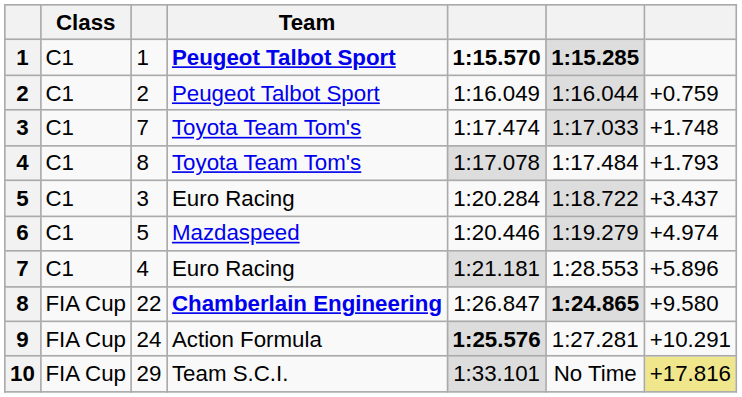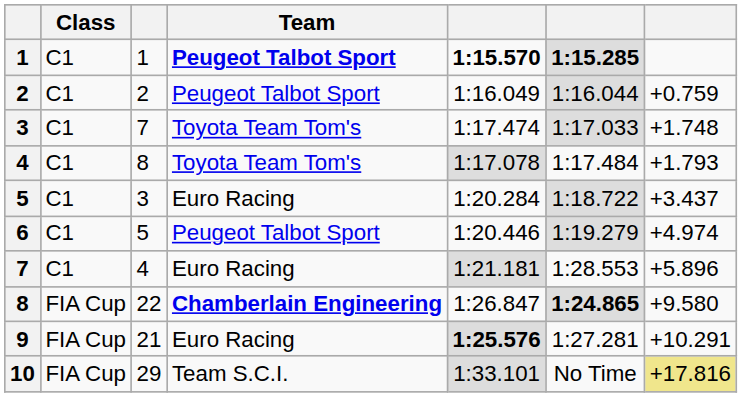(236, 233) Mazdaspeed -> (276, 233) Peugeot Talbot Sport
(149, 338) 24 -> (149, 338) 21
(247, 338) Action Formula -> (233, 338) Euro Racing
